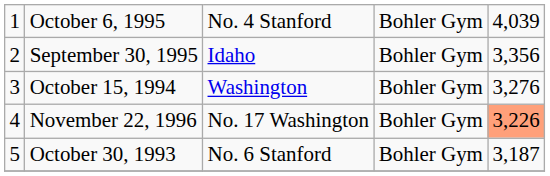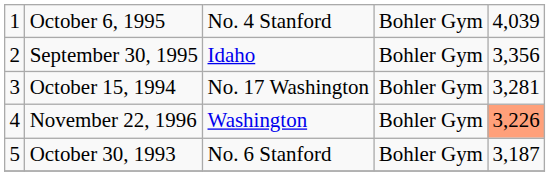(257, 87) Washington -> (288, 87) No. 17 Washington
(516, 87) 3,276 -> (516, 87) 3,281
(288, 120) No. 17 Washington -> (257, 120) Washington
